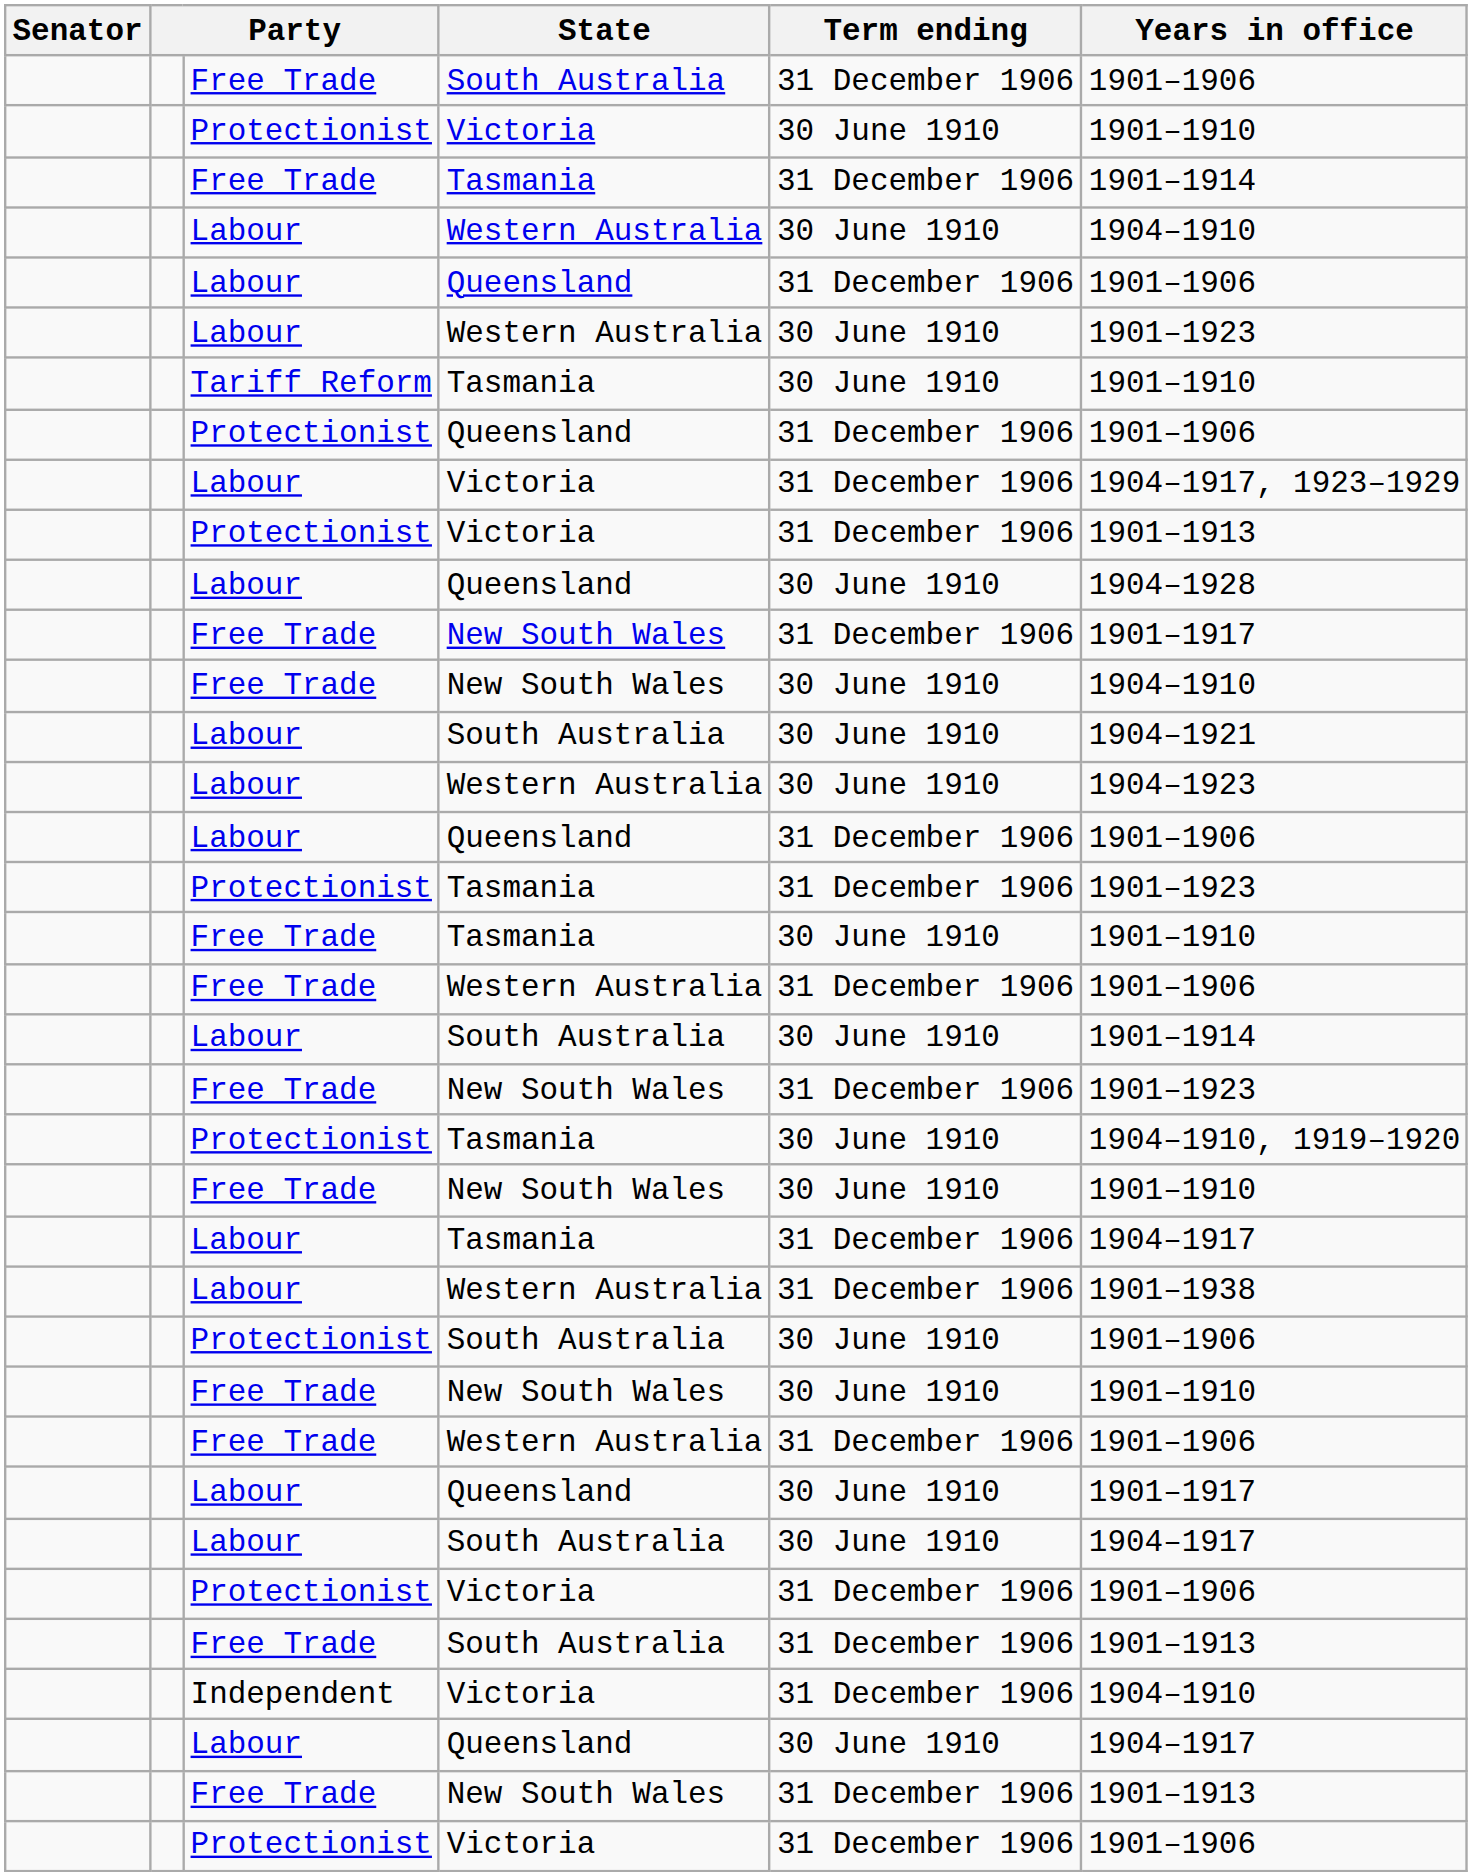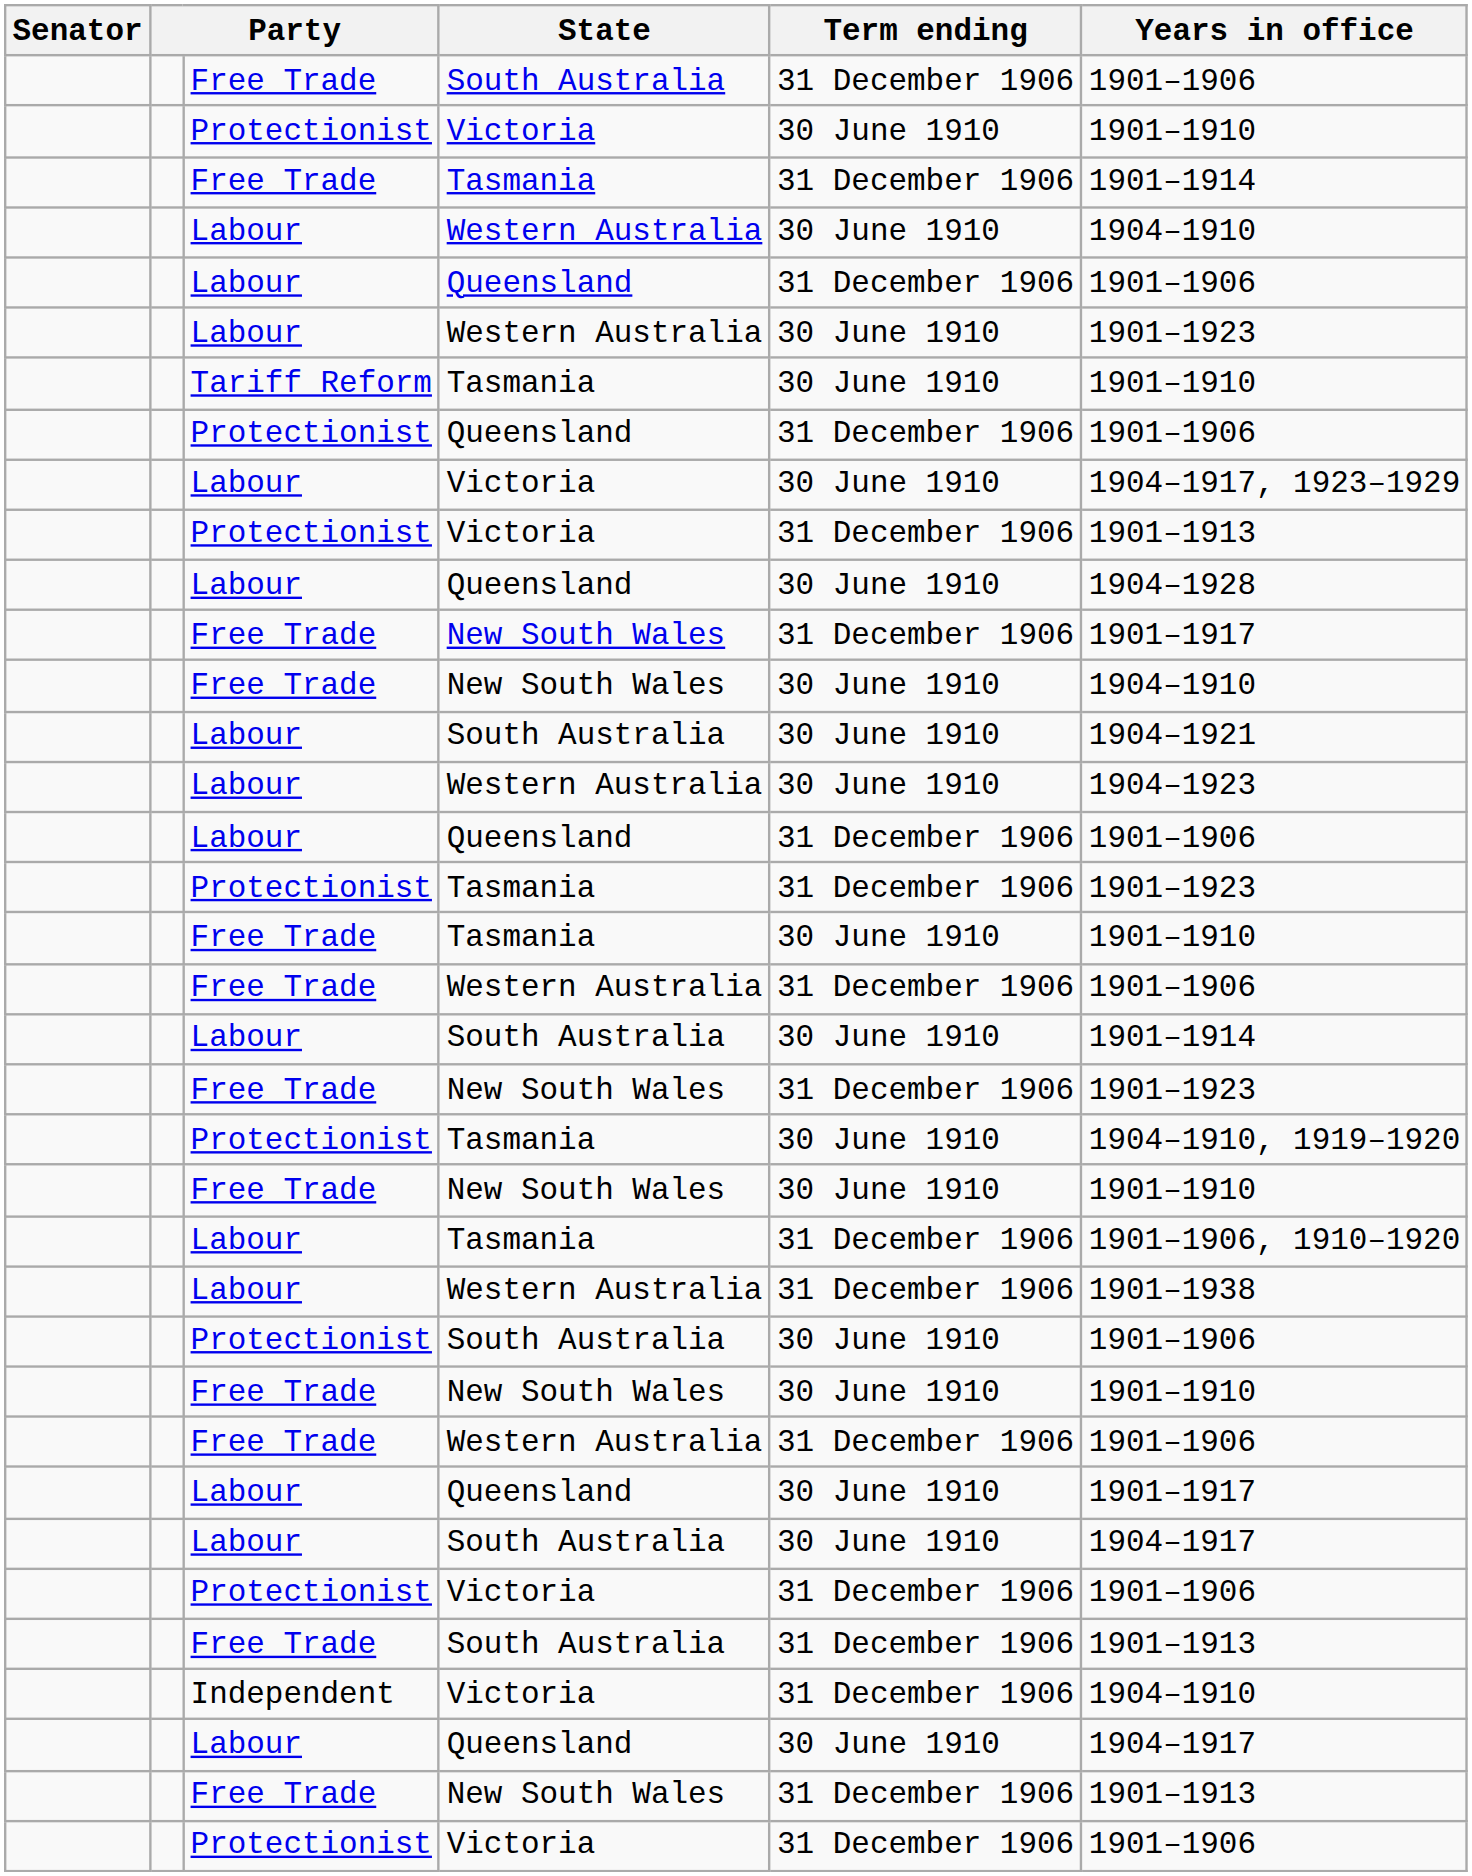(926, 484) 31 December 1906 -> (888, 484) 30 June 1910
(1172, 1241) 1904–1917 -> (1275, 1241) 1901–1906, 1910–1920
